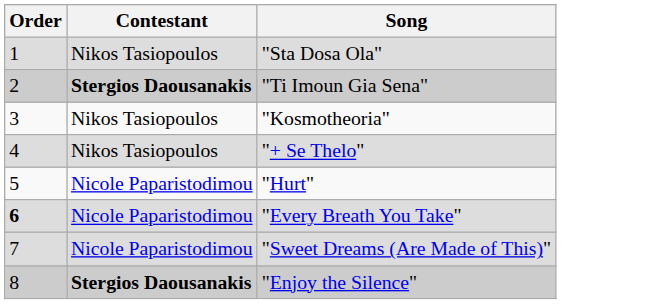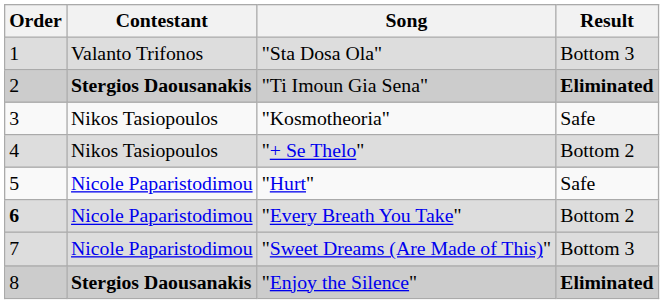+ column: (607, 20)
(145, 53) Nikos Tasiopoulos -> (137, 53) Valanto Trifonos
